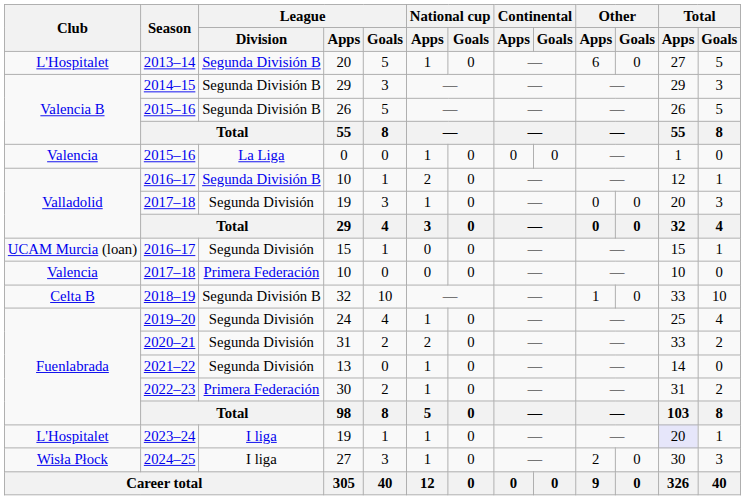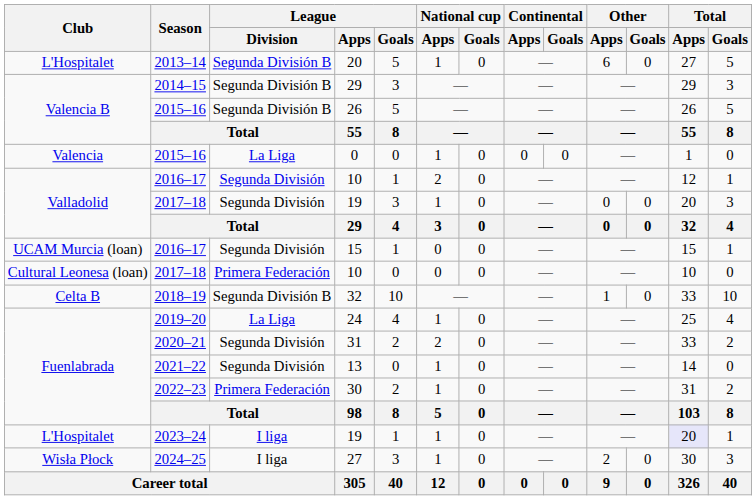(261, 179) Segunda División B -> (272, 179) Segunda División
(72, 272) Valencia -> (78, 272) Cultural Leonesa (loan)
(261, 319) Segunda División -> (272, 319) La Liga
